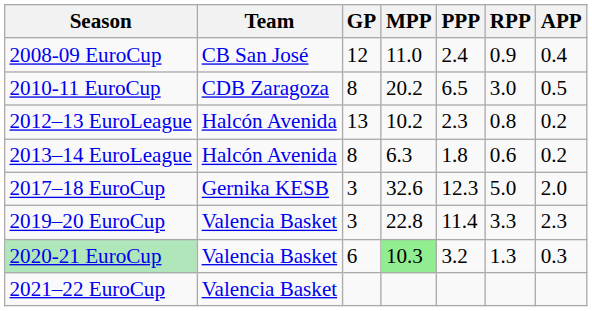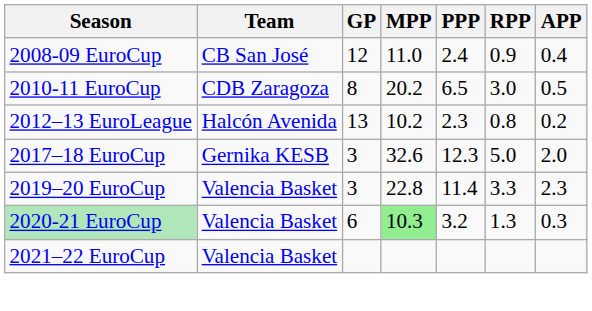- row: (101, 155)
